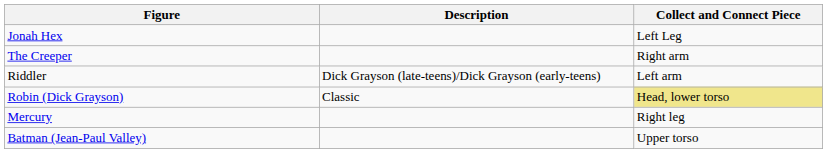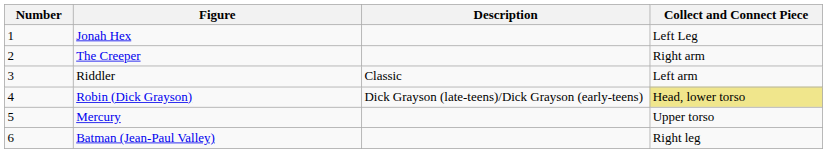+ column: (39, 14)
(461, 76) Dick Grayson (late-teens)/Dick Grayson (early-teens) -> (383, 76) Classic
(341, 96) Classic -> (504, 96) Dick Grayson (late-teens)/Dick Grayson (early-teens)
(661, 117) Right leg -> (683, 117) Upper torso
(668, 138) Upper torso -> (677, 138) Right leg
